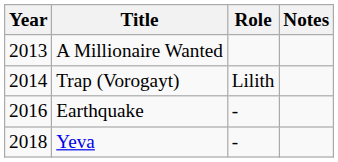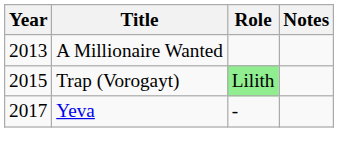(28, 80) 2014 -> (28, 80) 2015
(253, 80) no background -> (253, 80) lightgreen background
- row: (100, 111)
(28, 141) 2018 -> (28, 111) 2017
